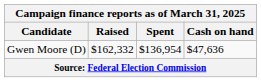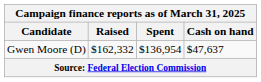(205, 49) $47,636 -> (205, 49) $47,637
